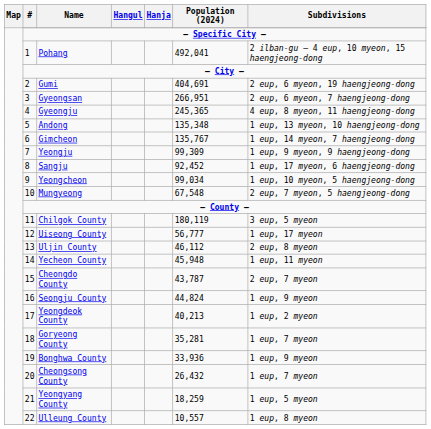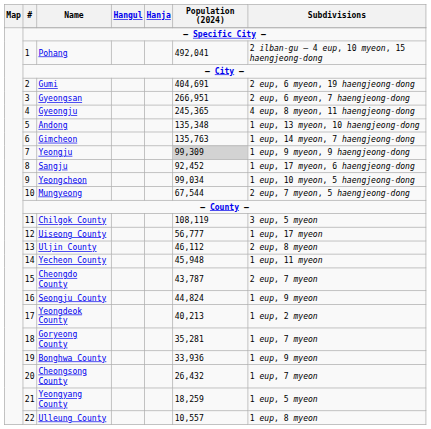(192, 139) 135,767 -> (192, 139) 135,763
(189, 152) no background -> (189, 152) lightgrey background
(189, 193) 67,548 -> (189, 193) 67,544
(192, 220) 180,119 -> (192, 220) 108,119
